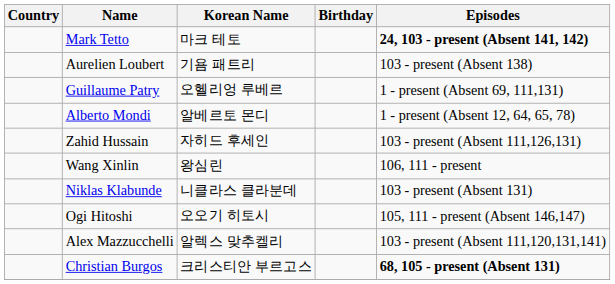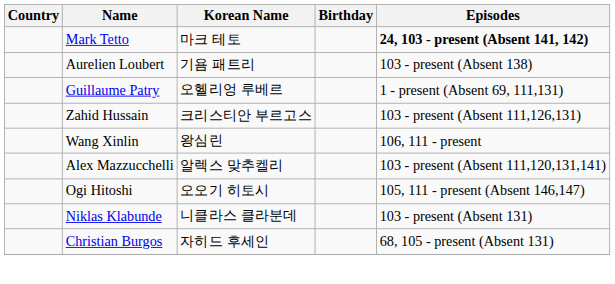- row: (108, 115)
(225, 140) 자히드 후세인 -> (246, 115) 크리스티안 부르고스
rows swapped: (120, 241) <-> (114, 191)
(246, 266) 크리스티안 부르고스 -> (225, 241) 자히드 후세인
(470, 266) bold -> (467, 241) normal
